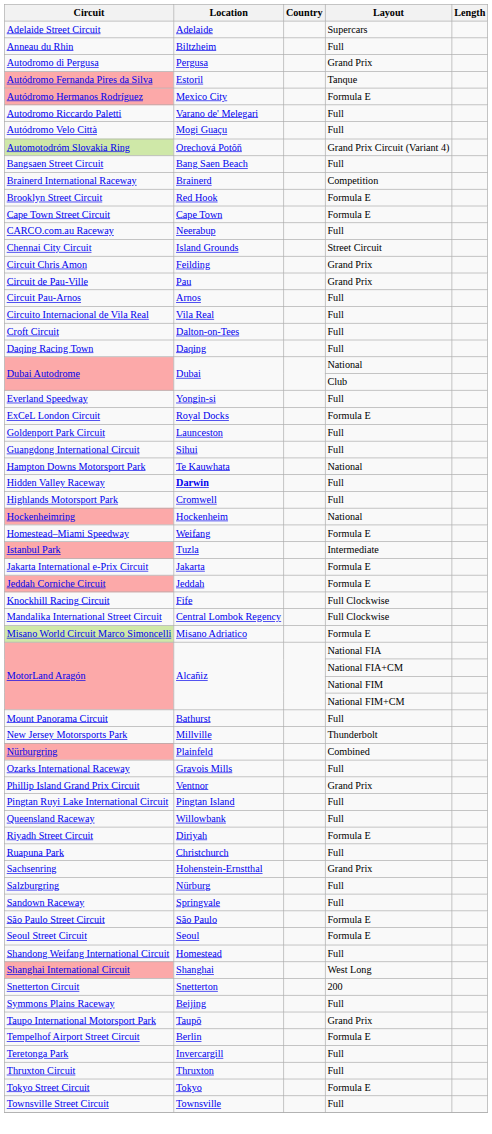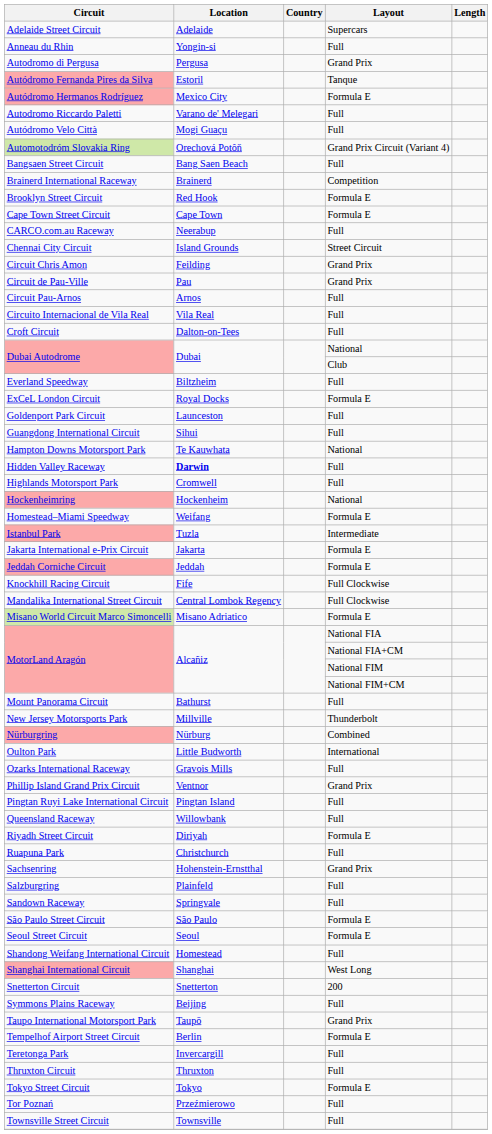(196, 46) Biltzheim -> (196, 46) Yongin-si
- row: (50, 348)
(196, 399) Yongin-si -> (196, 382) Biltzheim
(194, 751) Plainfeld -> (193, 735) Nürburg
+ row: (31, 751)
(193, 886) Nürburg -> (194, 886) Plainfeld
+ row: (30, 1104)
